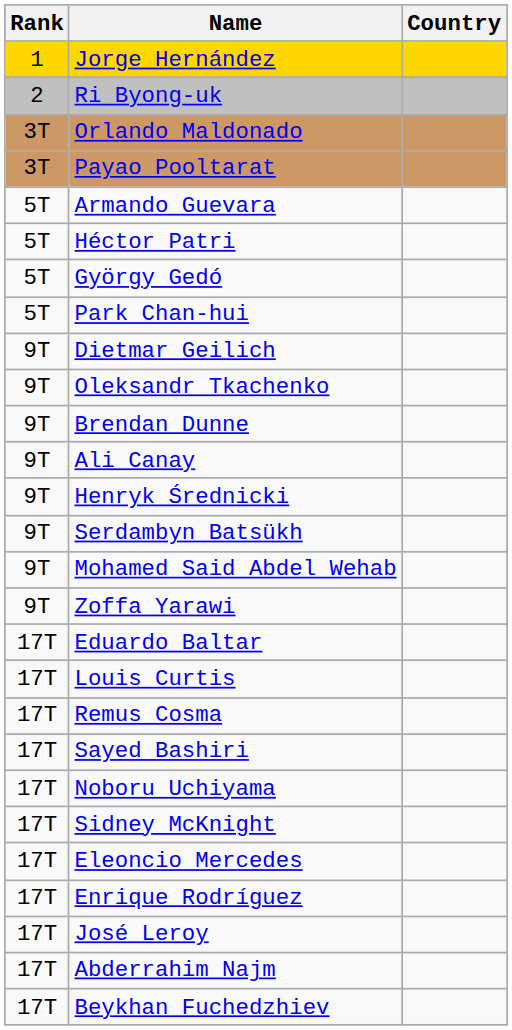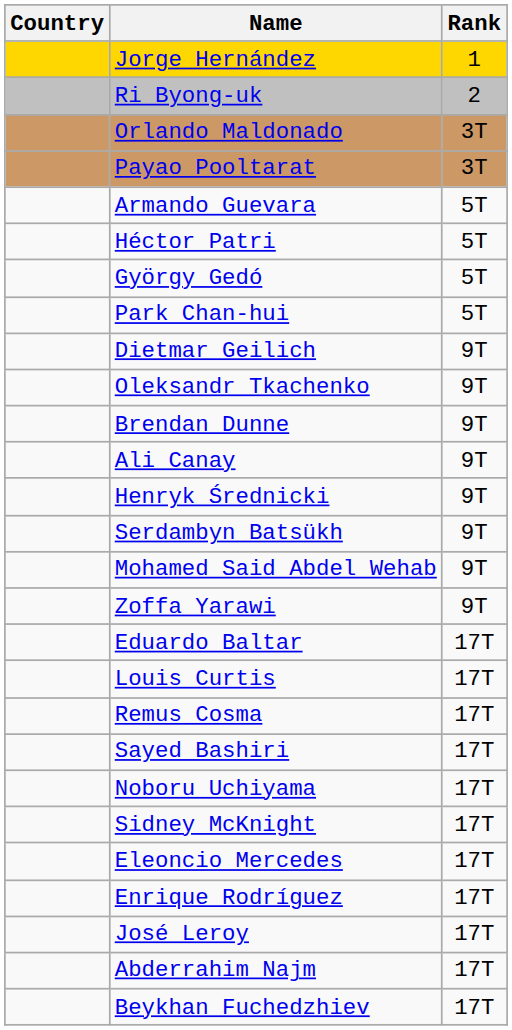columns swapped: (37, 23) <-> (454, 23)
